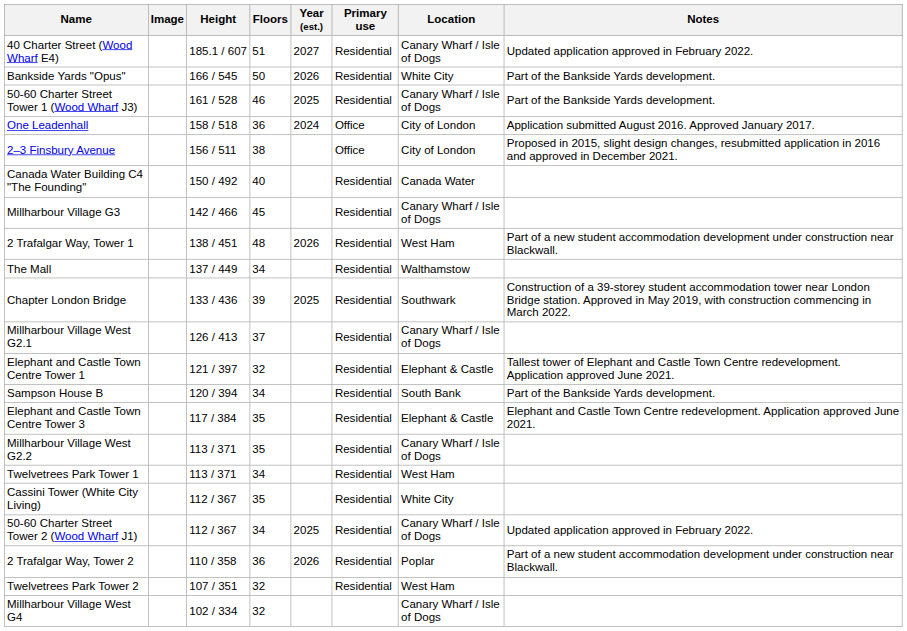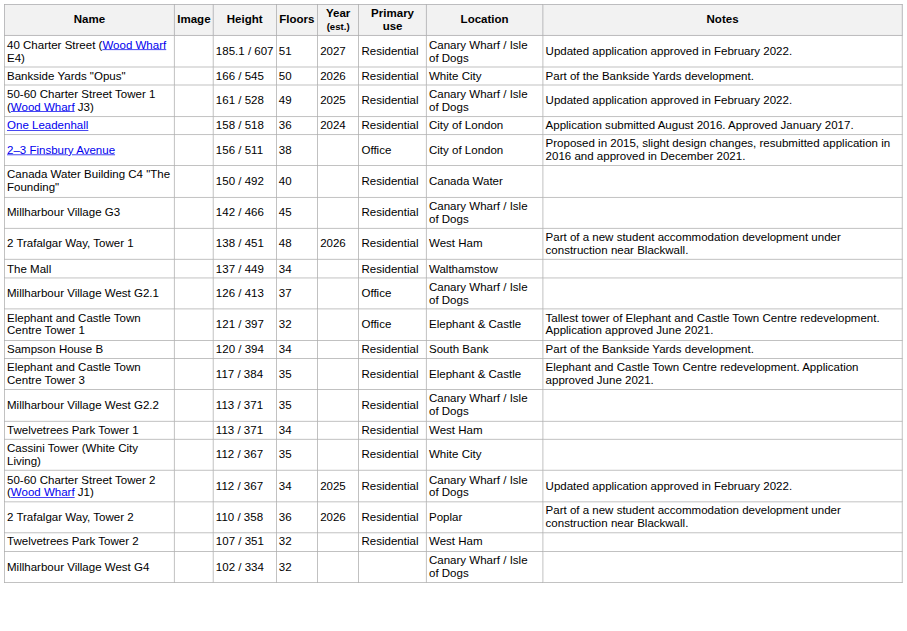(259, 100) 46 -> (285, 100) 49
(611, 100) Part of the Bankside Yards development. -> (669, 100) Updated application approved in February 2022.
(350, 125) Office -> (390, 125) Residential
- row: (67, 300)
(363, 337) Residential -> (376, 293) Office
(363, 368) Residential -> (376, 324) Office
